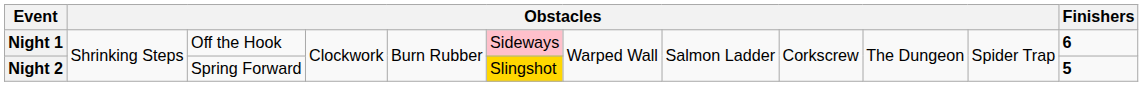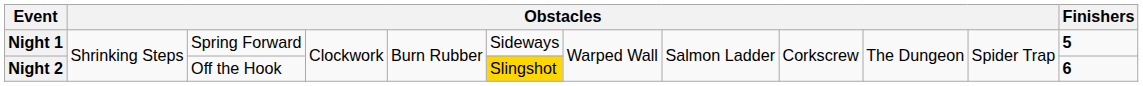(236, 42) Off the Hook -> (246, 42) Spring Forward
(525, 42) pink background -> (525, 42) no background
(1067, 42) 6 -> (1067, 42) 5
(246, 68) Spring Forward -> (236, 68) Off the Hook
(1067, 68) 5 -> (1067, 68) 6
